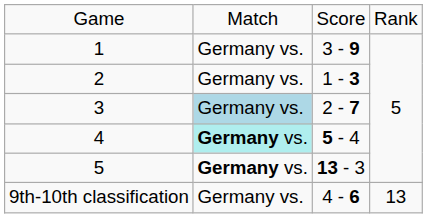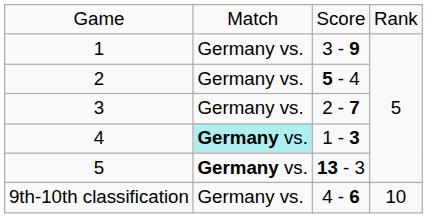(341, 78) 1 - 3 -> (341, 78) 5 - 4
(251, 108) lightblue background -> (251, 108) no background
(341, 138) 5 - 4 -> (341, 138) 1 - 3
(396, 197) 13 -> (396, 197) 10
